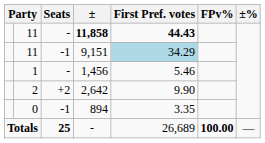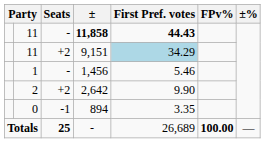(65, 52) -1 -> (64, 52) +2
